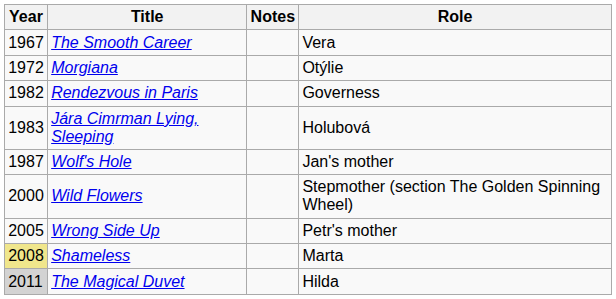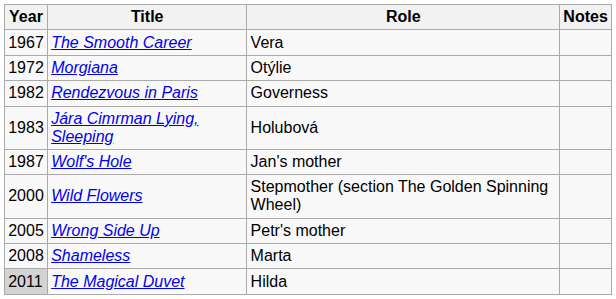columns swapped: (455, 17) <-> (273, 17)
(26, 256) khaki background -> (26, 256) no background
